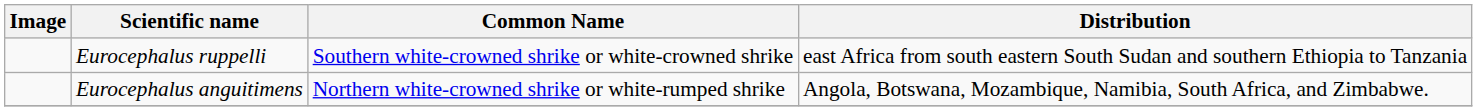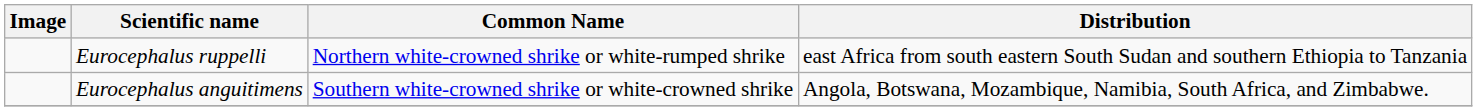(553, 55) Southern white-crowned shrike or white-crowned shrike -> (549, 55) Northern white-crowned shrike or white-rumped shrike
(549, 88) Northern white-crowned shrike or white-rumped shrike -> (553, 88) Southern white-crowned shrike or white-crowned shrike
